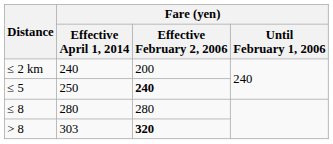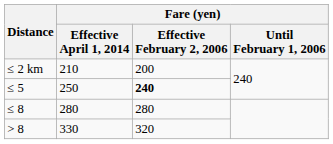(69, 68) 240 -> (69, 68) 210
(69, 128) 303 -> (69, 128) 330
(145, 128) bold -> (145, 128) normal
